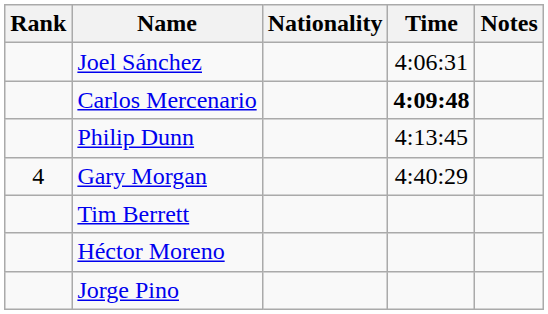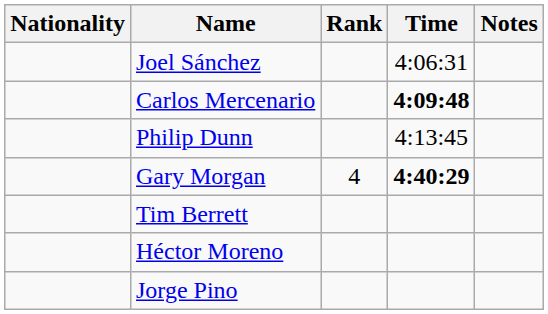columns swapped: (38, 23) <-> (325, 23)
(431, 175) normal -> (431, 175) bold
